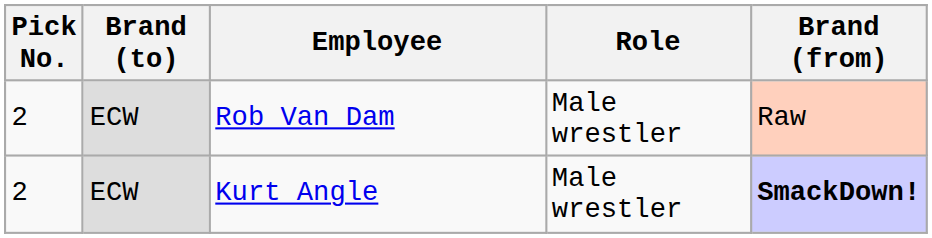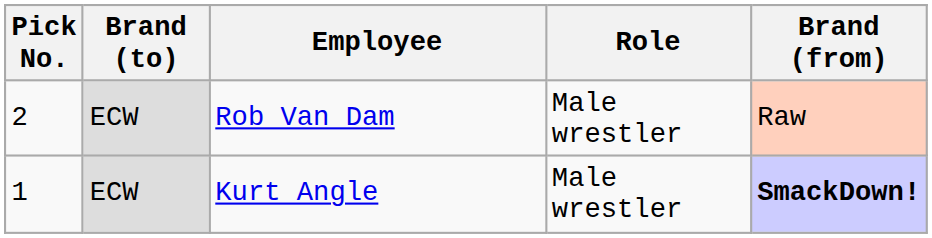(20, 194) 2 -> (20, 194) 1
